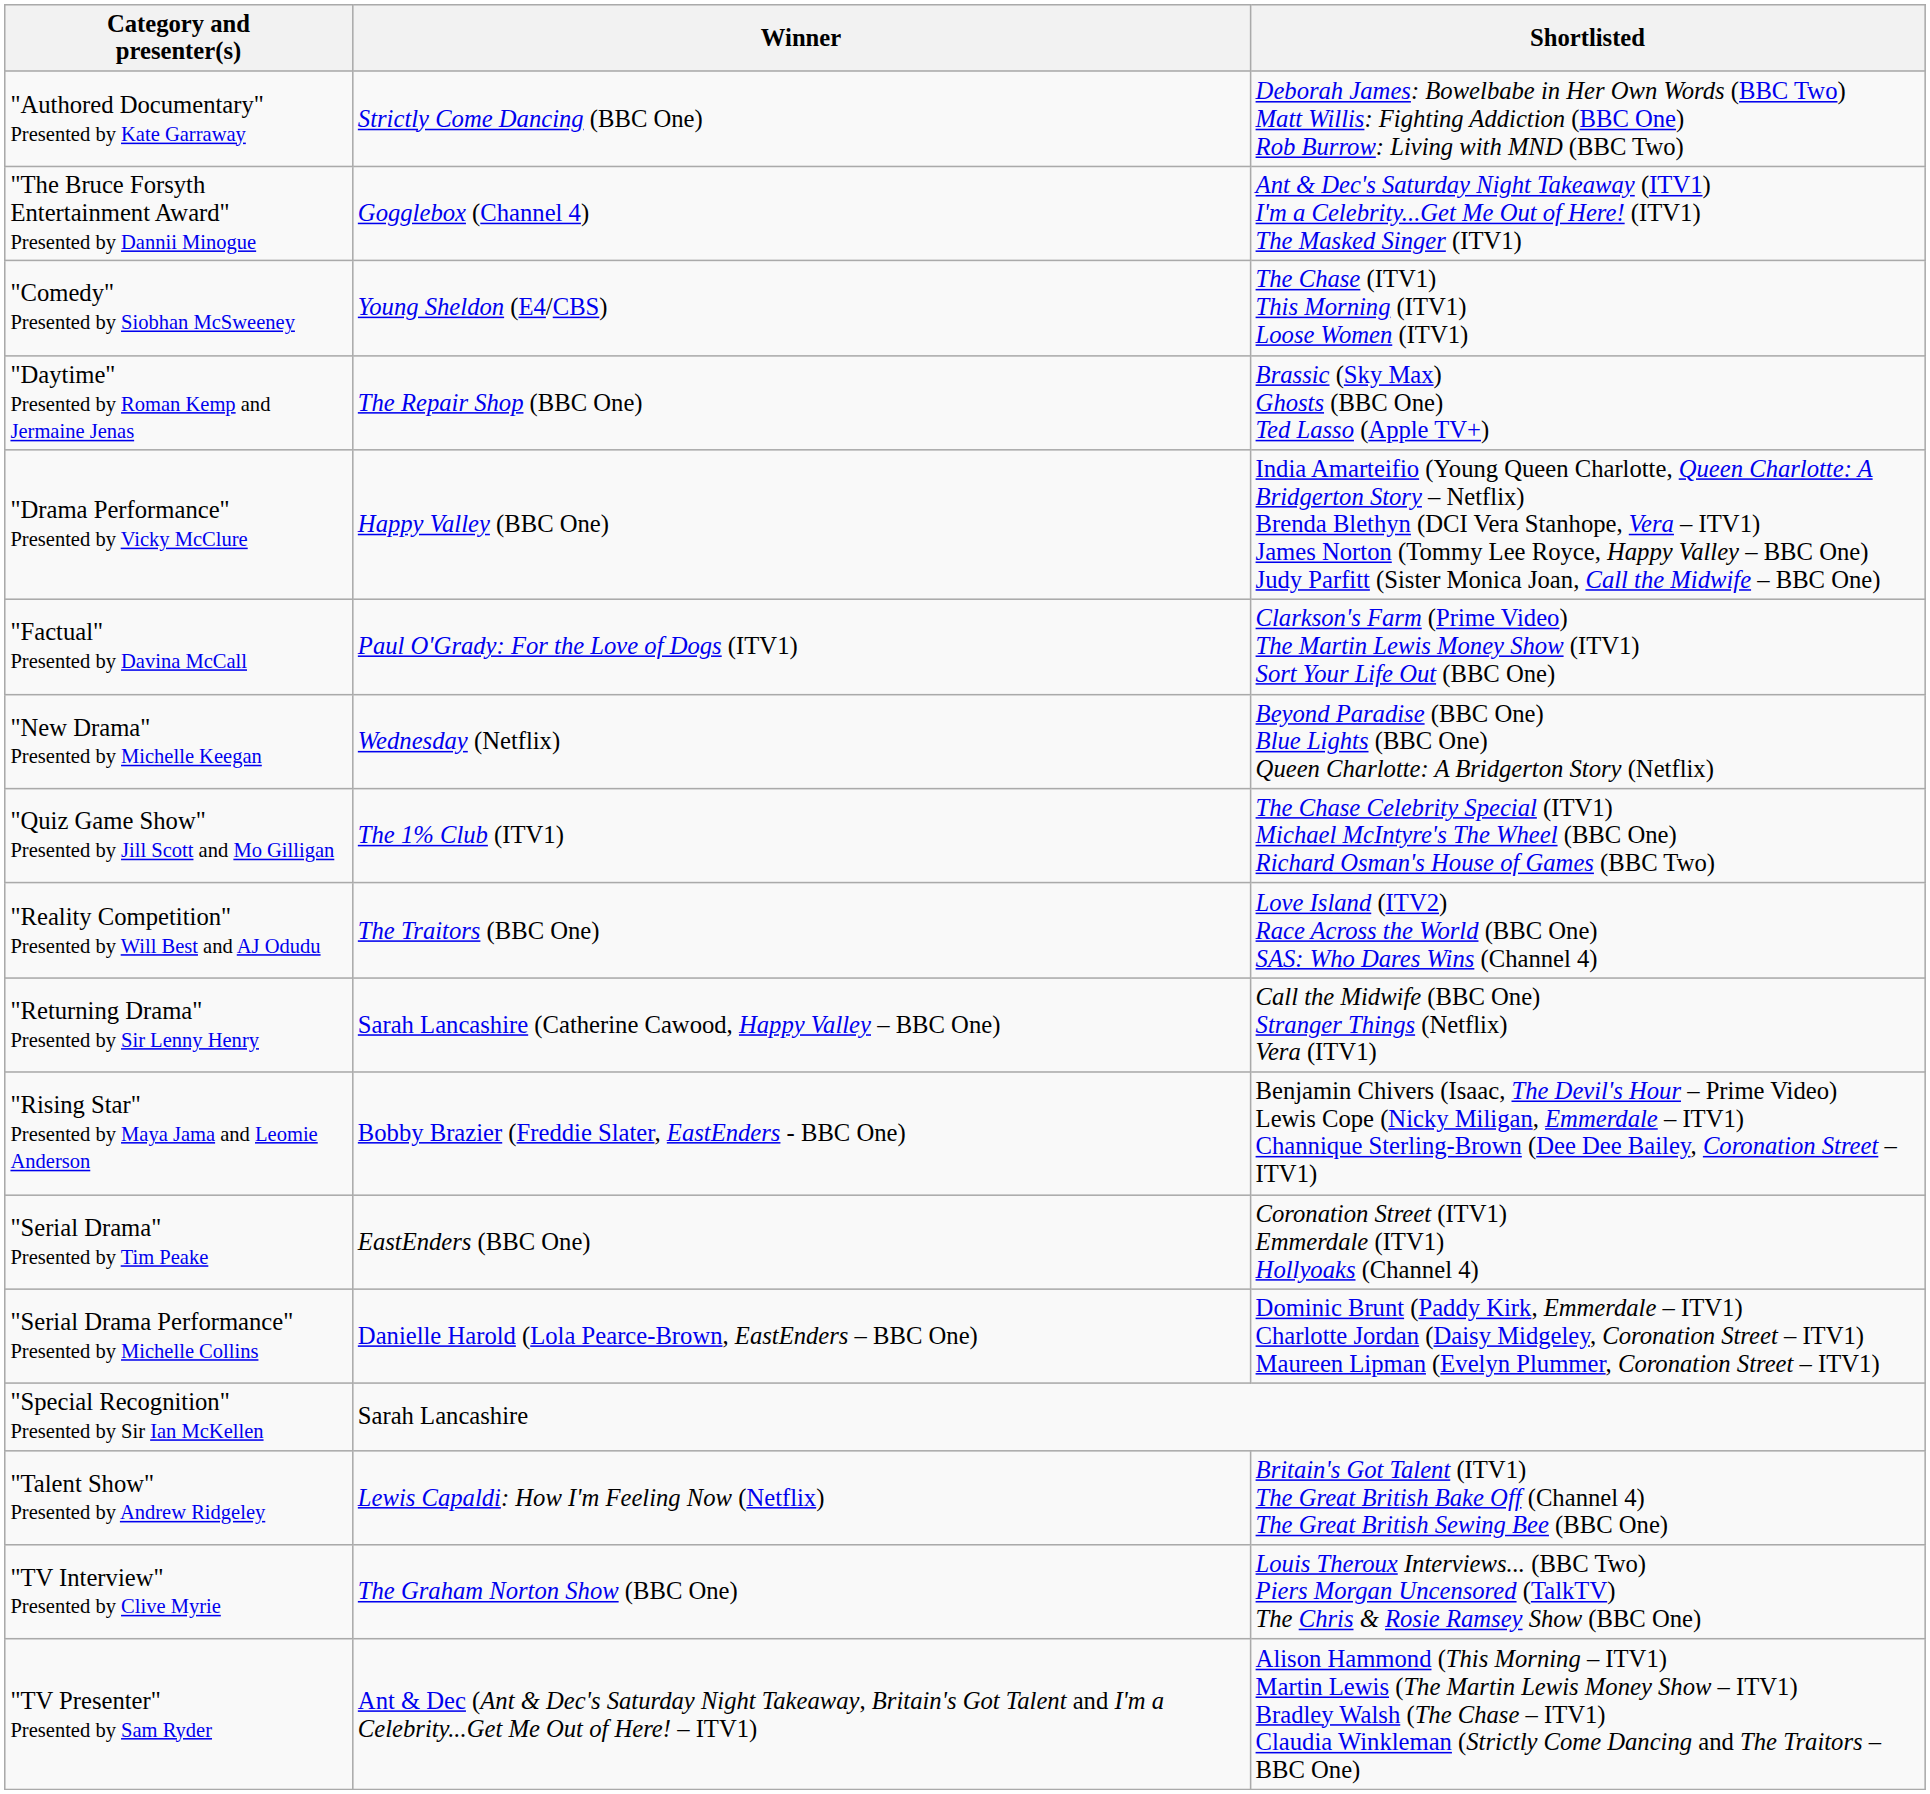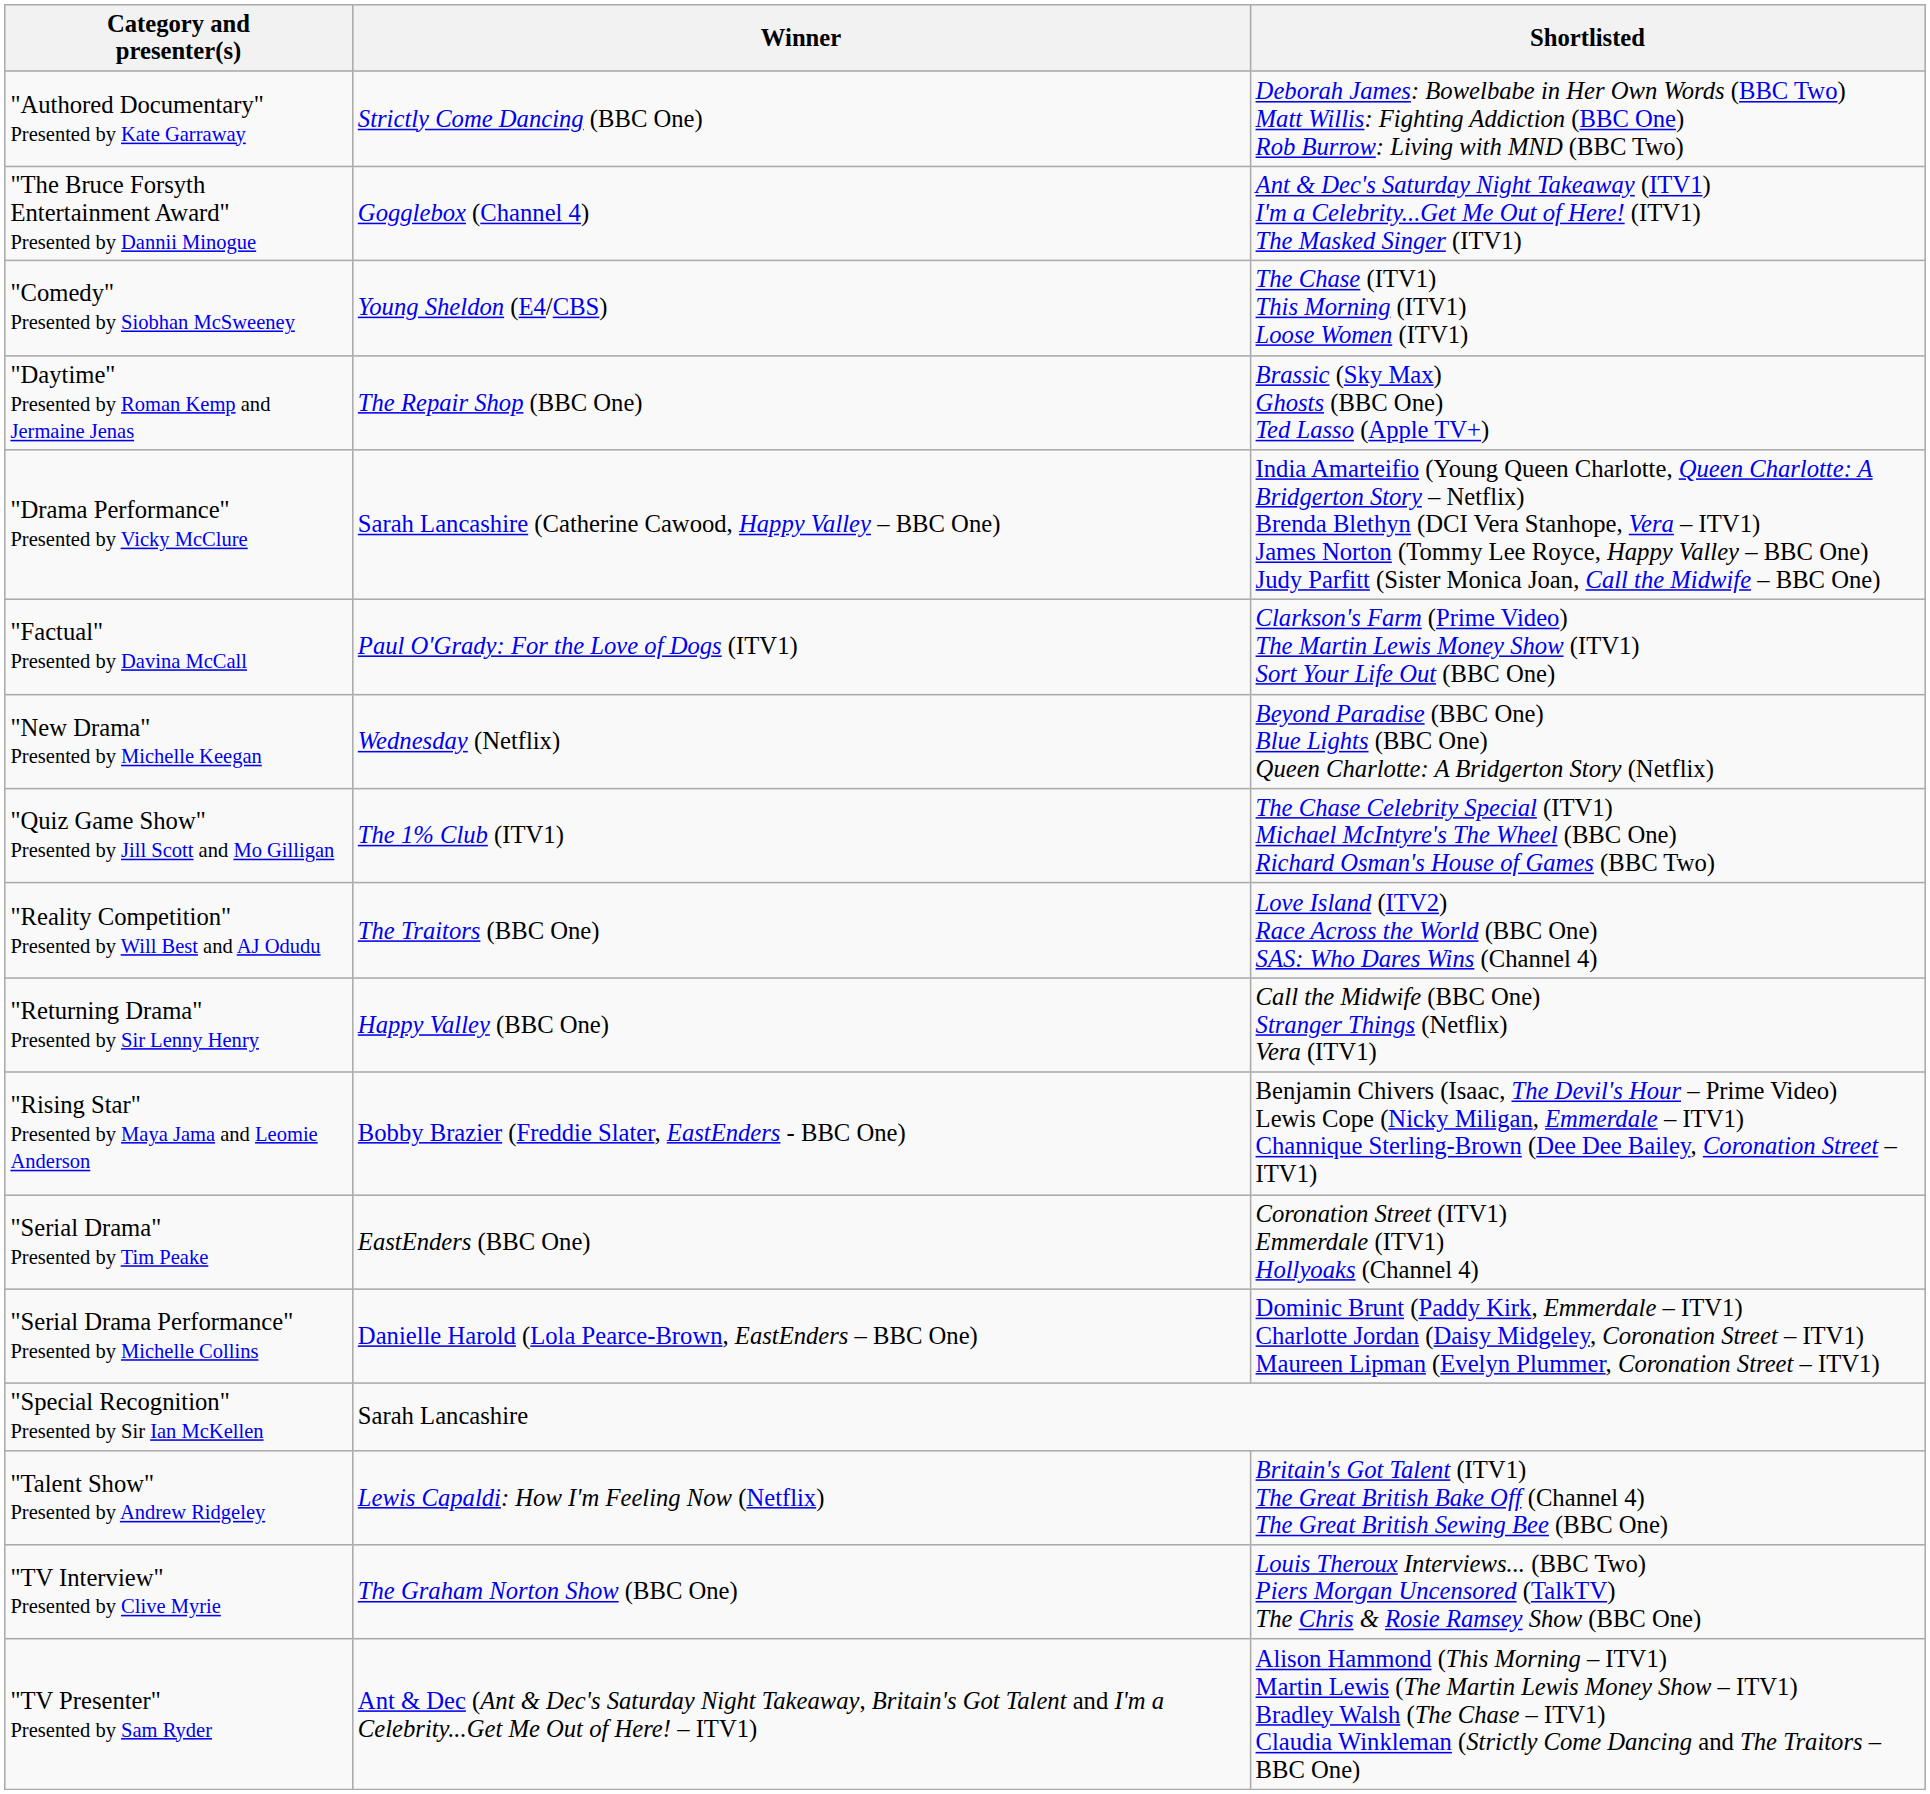(483, 524) Happy Valley (BBC One) -> (679, 524) Sarah Lancashire (Catherine Cawood, Happy Valley – BBC One)
(679, 1024) Sarah Lancashire (Catherine Cawood, Happy Valley – BBC One) -> (483, 1024) Happy Valley (BBC One)
